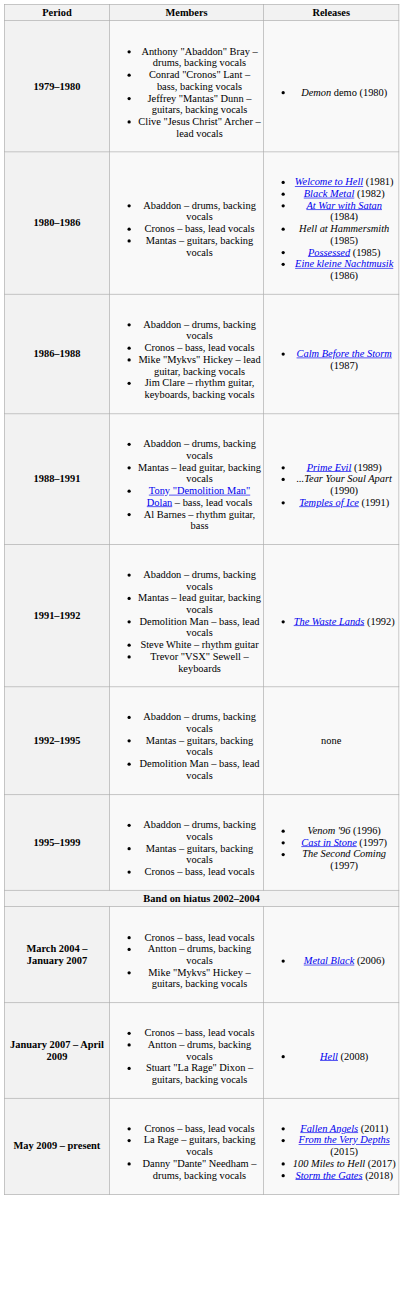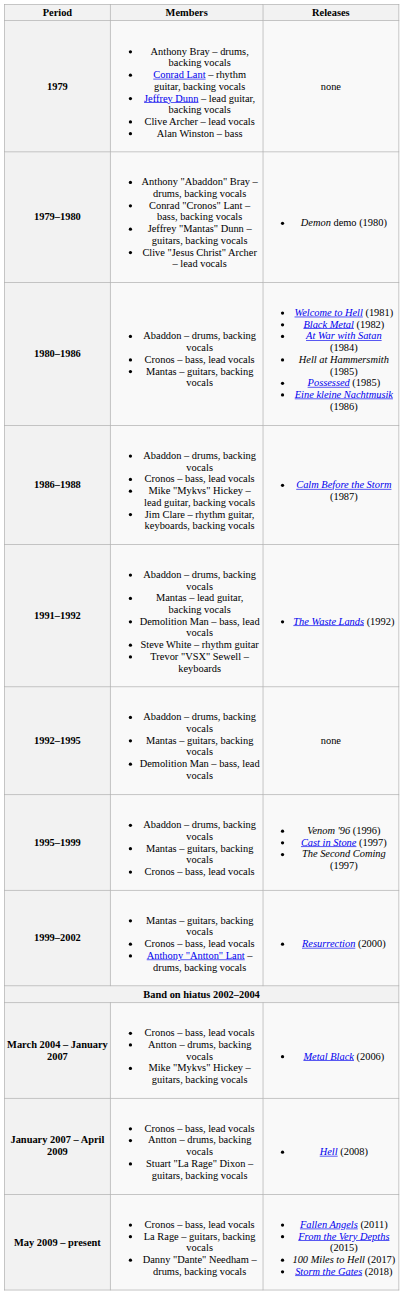+ row: (57, 86)
- row: (57, 479)
+ row: (57, 938)
